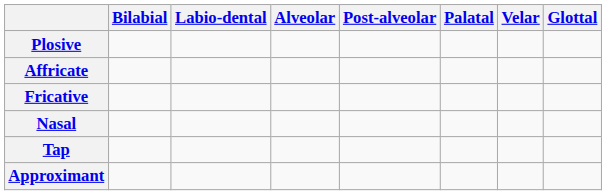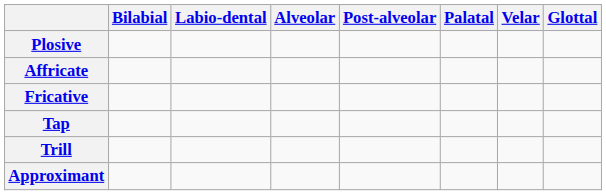- row: (56, 123)
+ row: (56, 149)
